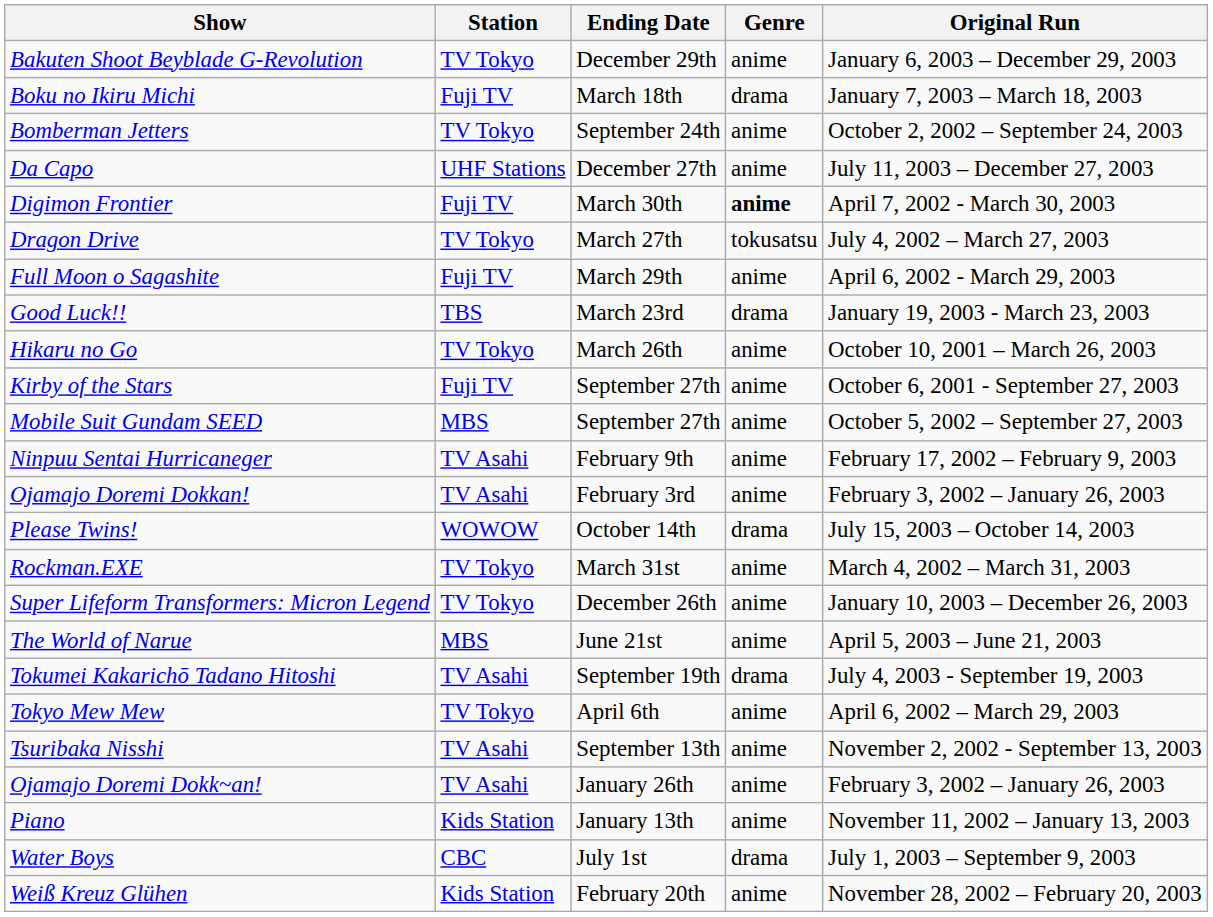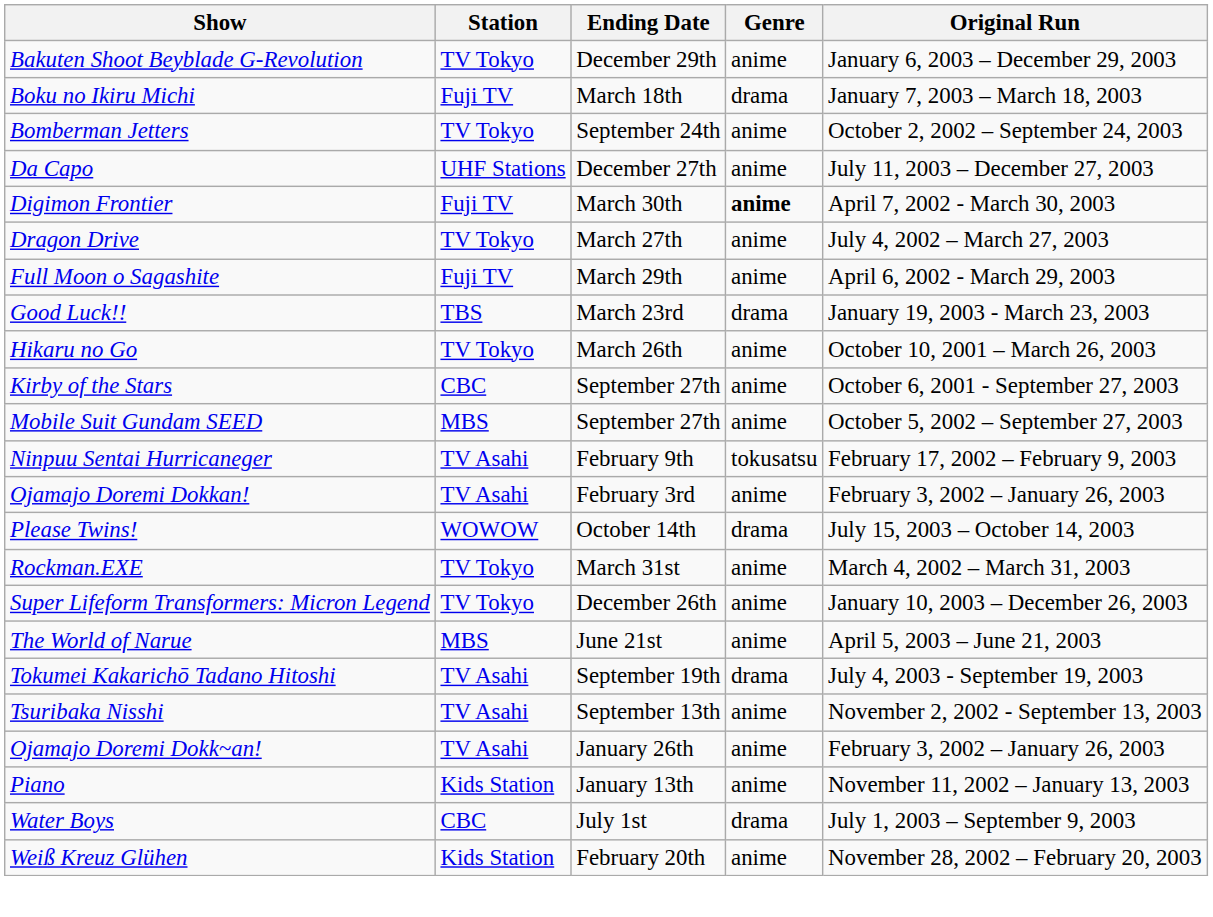(774, 240) tokusatsu -> (759, 240) anime
(477, 385) Fuji TV -> (463, 385) CBC
(759, 458) anime -> (774, 458) tokusatsu
- row: (87, 712)
